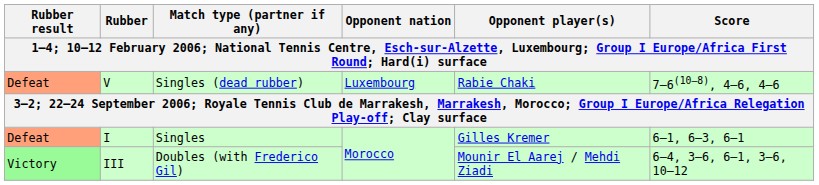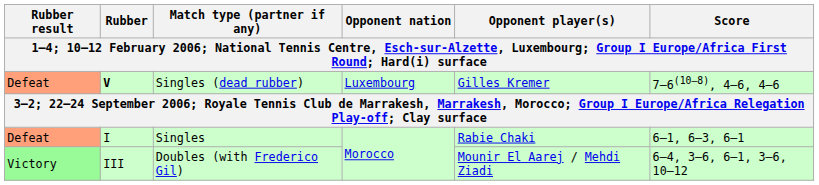(107, 82) normal -> (107, 82) bold
(497, 82) Rabie Chaki -> (504, 82) Gilles Kremer
(504, 137) Gilles Kremer -> (497, 137) Rabie Chaki
